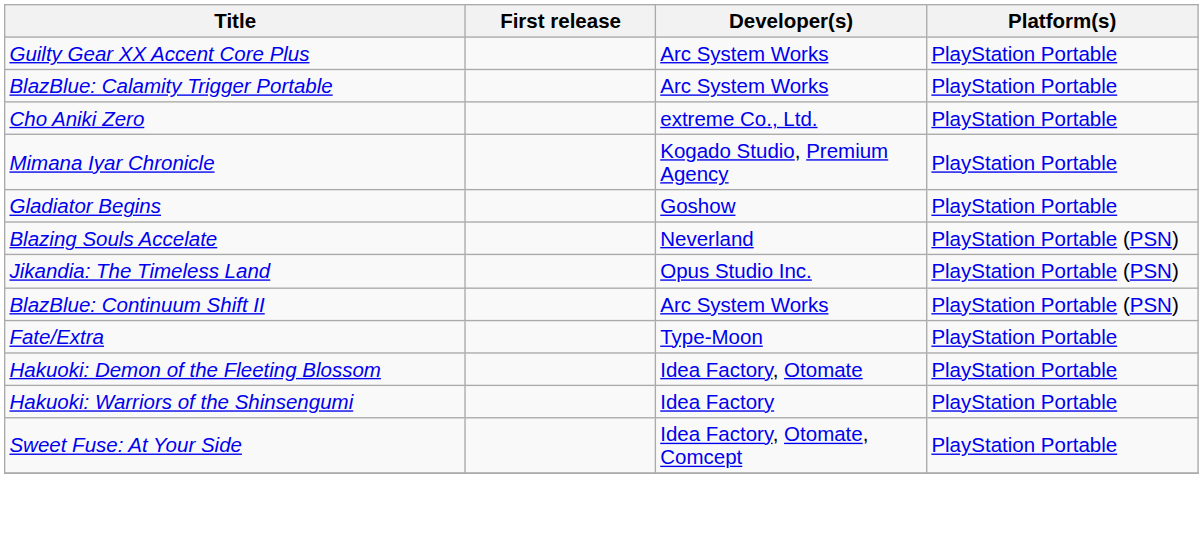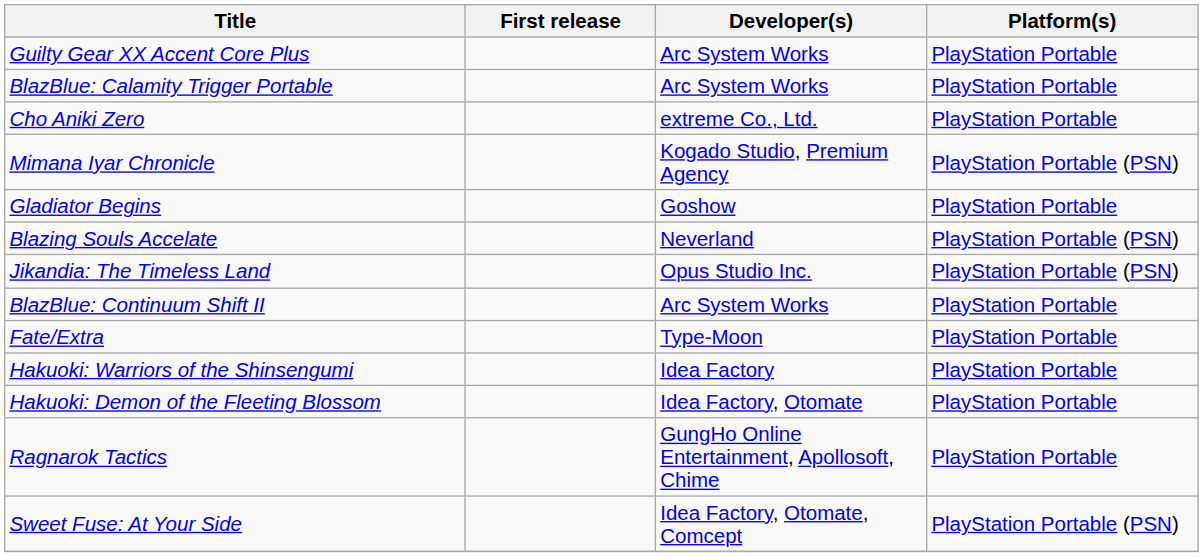(1024, 163) PlayStation Portable -> (1055, 163) PlayStation Portable (PSN)
(1055, 304) PlayStation Portable (PSN) -> (1024, 304) PlayStation Portable
rows swapped: (195, 369) <-> (181, 401)
+ row: (88, 457)
(1024, 445) PlayStation Portable -> (1055, 524) PlayStation Portable (PSN)
